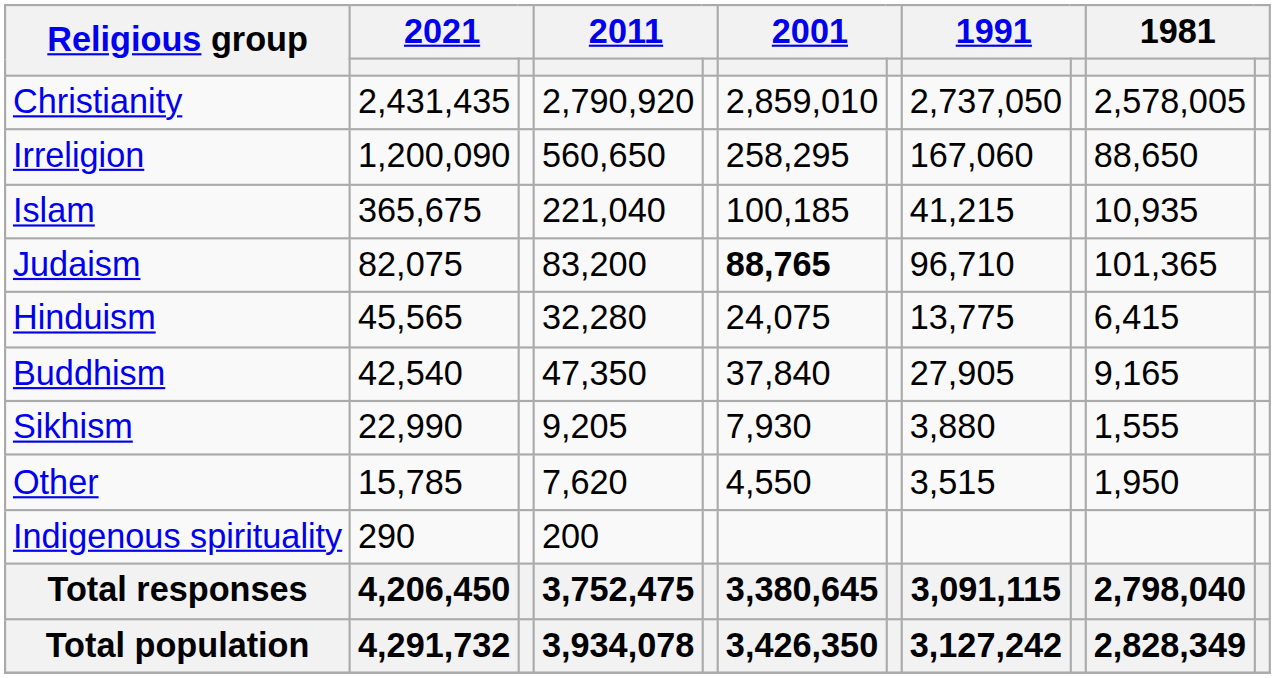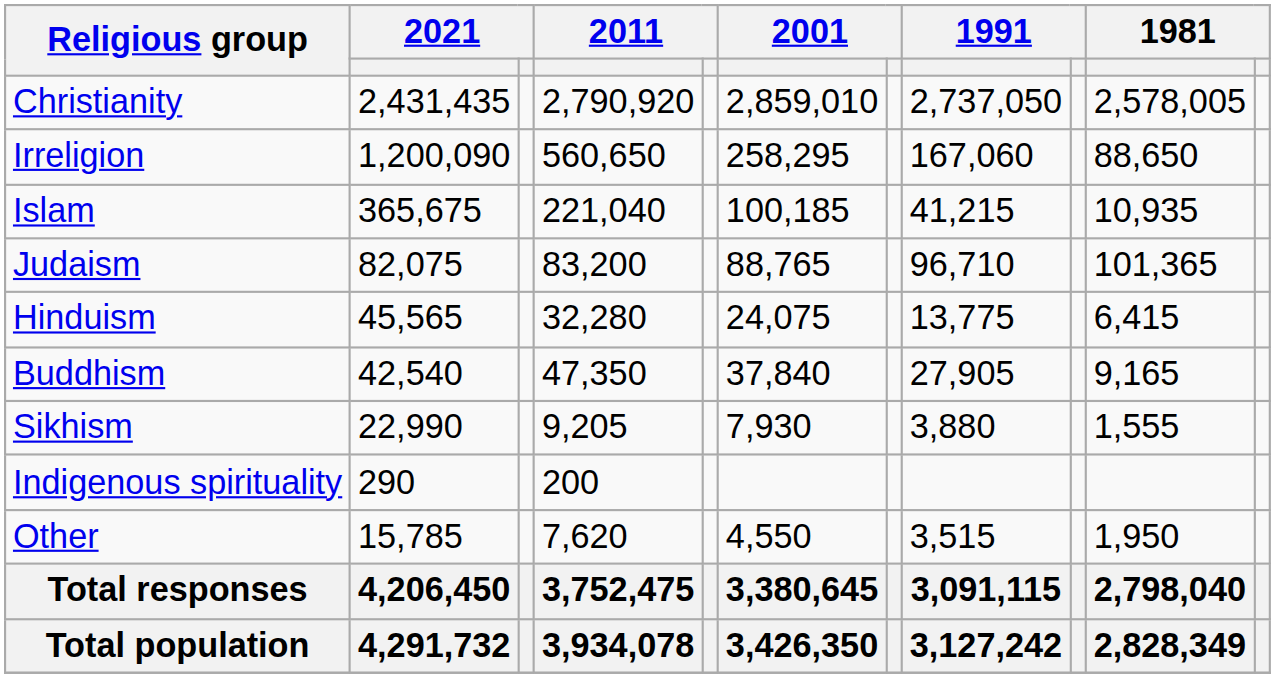(778, 264) bold -> (778, 264) normal
rows swapped: (178, 536) <-> (56, 481)
